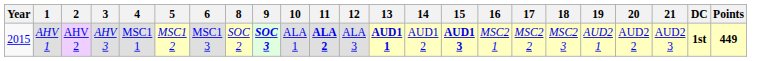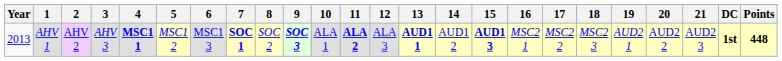+ column: (241, 13)
(19, 39) 2015 -> (19, 39) 2013
(137, 39) normal -> (138, 39) bold
(728, 39) 449 -> (759, 39) 448
